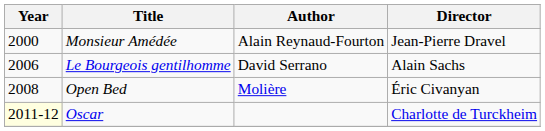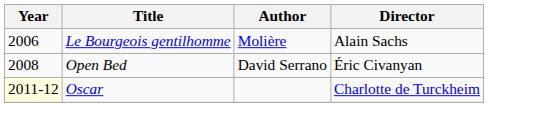- row: (121, 41)
(282, 65) David Serrano -> (262, 41) Molière
(262, 89) Molière -> (282, 65) David Serrano
